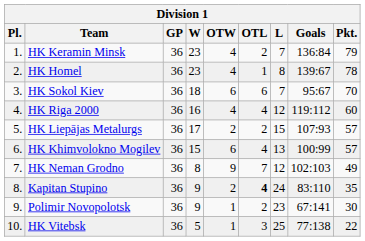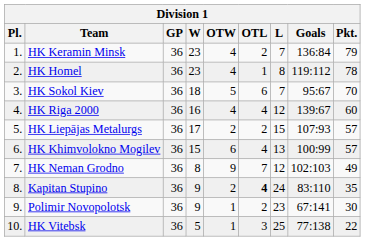(314, 71) 139:67 -> (311, 71) 119:112
(233, 91) 6 -> (233, 91) 5
(311, 110) 119:112 -> (314, 110) 139:67
